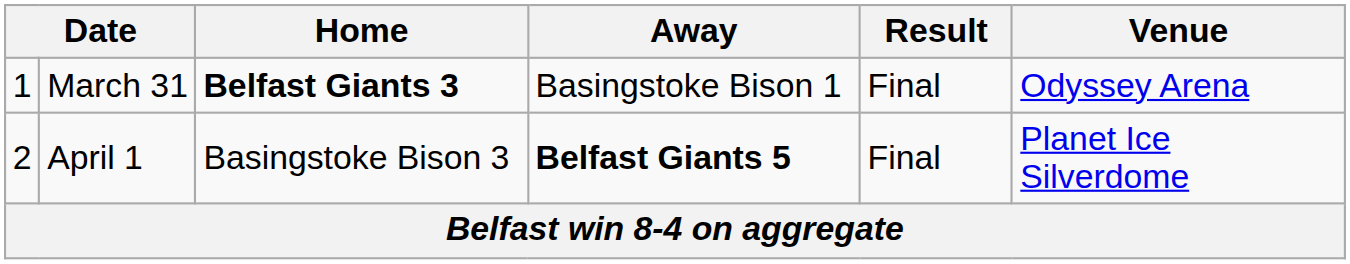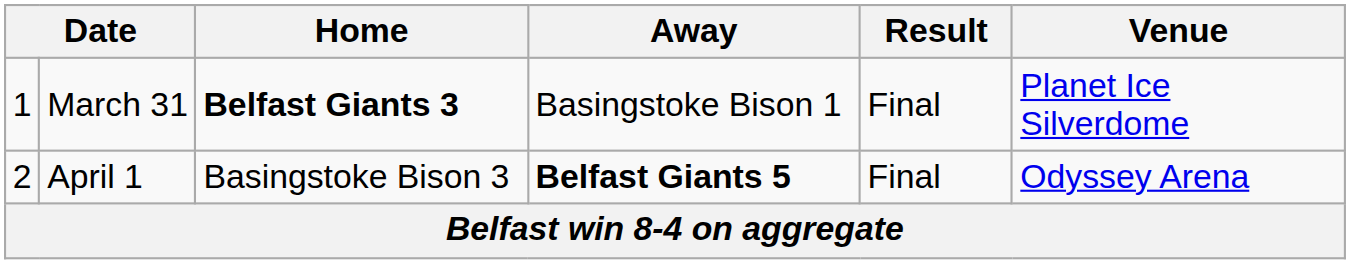(1135, 84) Odyssey Arena -> (1105, 103) Planet Ice Silverdome
(1105, 157) Planet Ice Silverdome -> (1135, 176) Odyssey Arena
